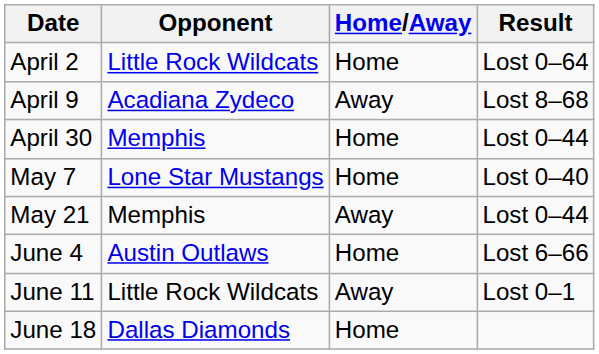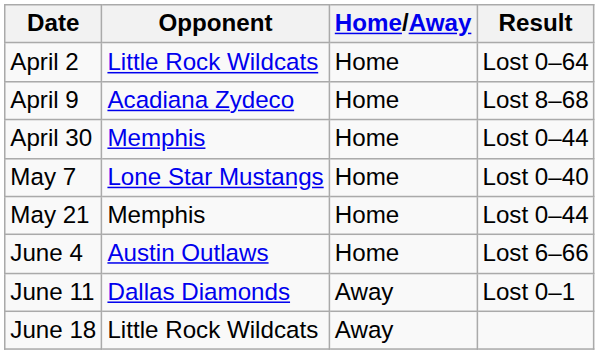(364, 100) Away -> (367, 100) Home
(364, 215) Away -> (367, 215) Home
(213, 291) Little Rock Wildcats -> (199, 291) Dallas Diamonds
(199, 330) Dallas Diamonds -> (213, 330) Little Rock Wildcats
(367, 330) Home -> (364, 330) Away
